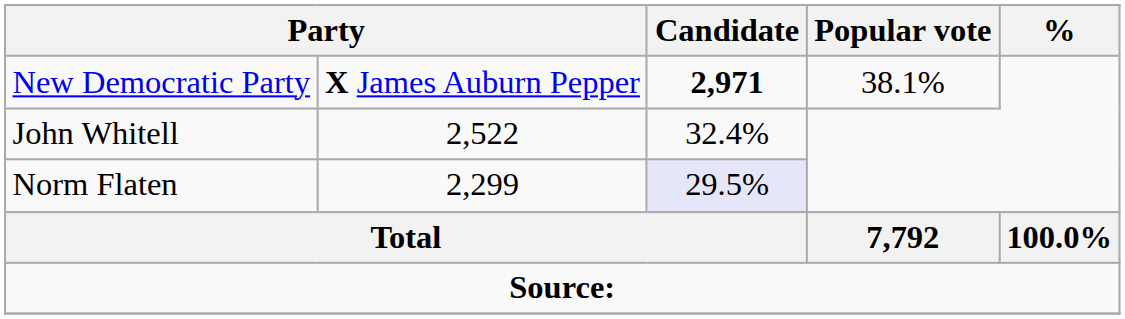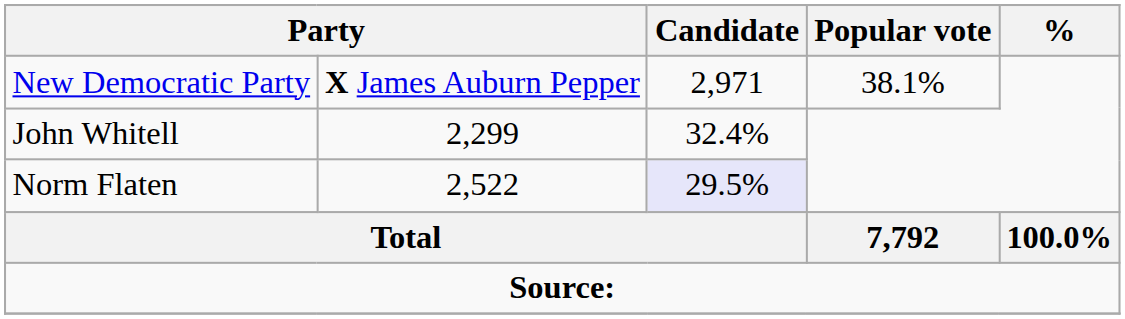(727, 81) bold -> (727, 81) normal
(483, 133) 2,522 -> (483, 133) 2,299
(483, 184) 2,299 -> (483, 184) 2,522
